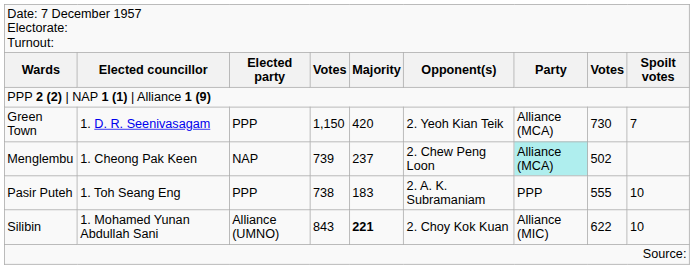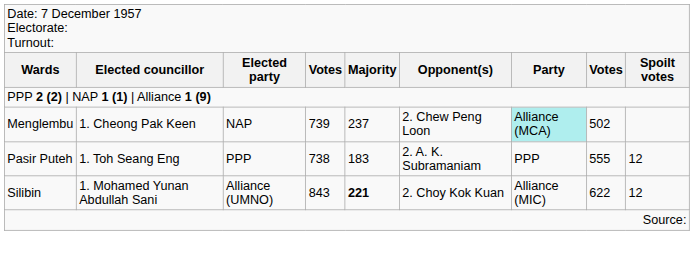- row: (25, 124)
(637, 192) 10 -> (636, 158) 12
(637, 227) 10 -> (636, 192) 12
